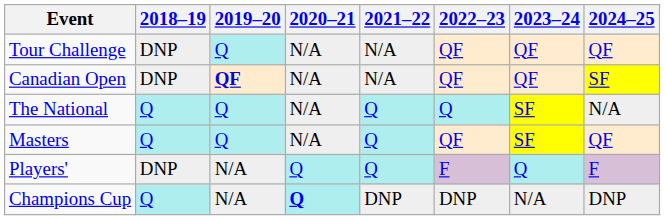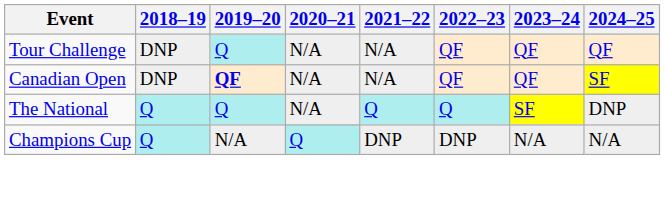(605, 109) N/A -> (607, 109) DNP
- row: (39, 139)
- row: (38, 169)
(297, 199) bold -> (296, 139) normal
(607, 199) DNP -> (605, 139) N/A
